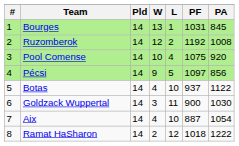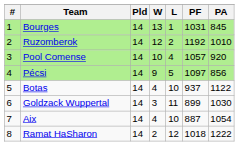(221, 42) 1008 -> (221, 42) 1010
(195, 57) 1075 -> (195, 57) 1057
(193, 103) 900 -> (193, 103) 899
